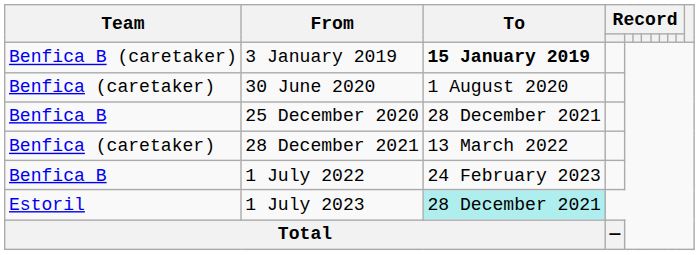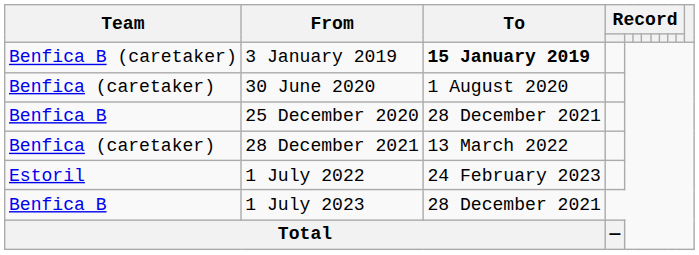(58, 175) Benfica B -> (47, 175) Estoril
(47, 205) Estoril -> (58, 205) Benfica B
(514, 205) paleturquoise background -> (514, 205) no background
